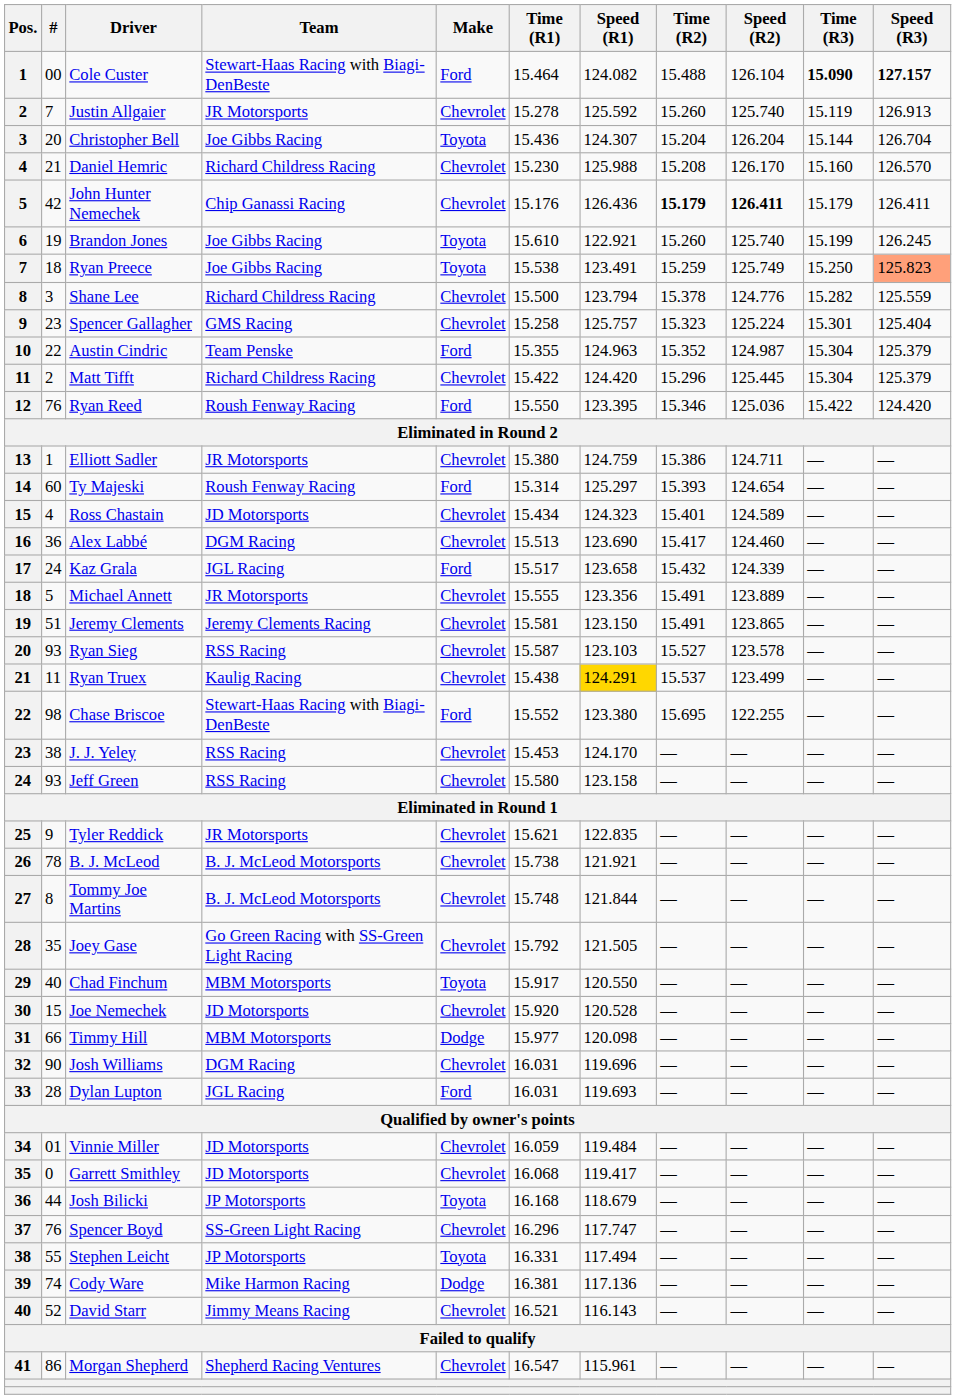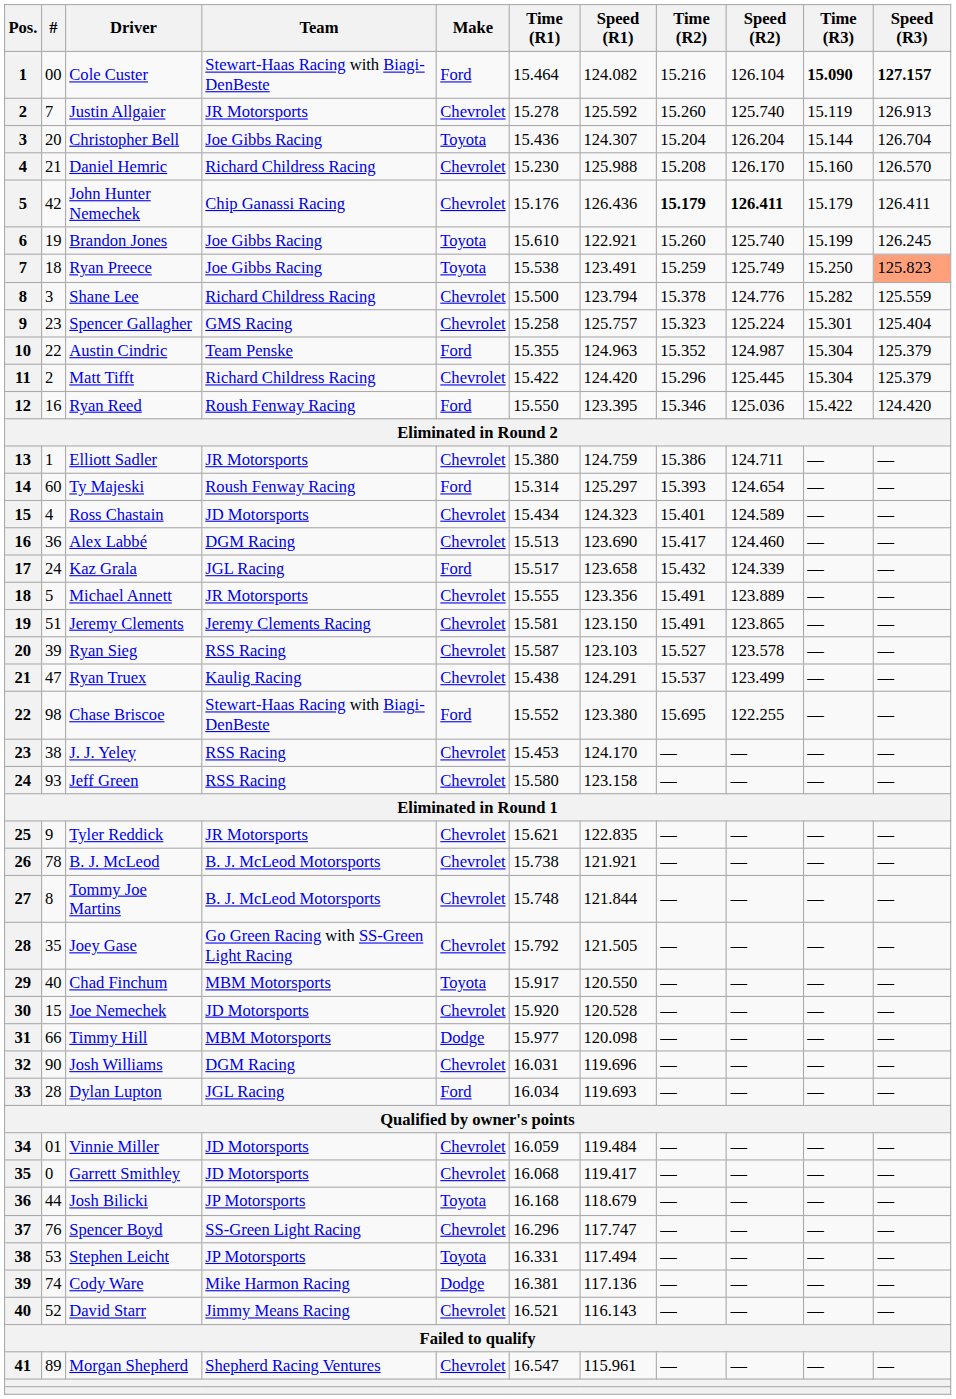(683, 75) 15.488 -> (683, 75) 15.216
(53, 405) 76 -> (53, 405) 16
(53, 650) 93 -> (53, 650) 39
(53, 678) 11 -> (53, 678) 47
(610, 678) gold background -> (610, 678) no background
(536, 1092) 16.031 -> (536, 1092) 16.034
(53, 1256) 55 -> (53, 1256) 53
(53, 1365) 86 -> (53, 1365) 89
